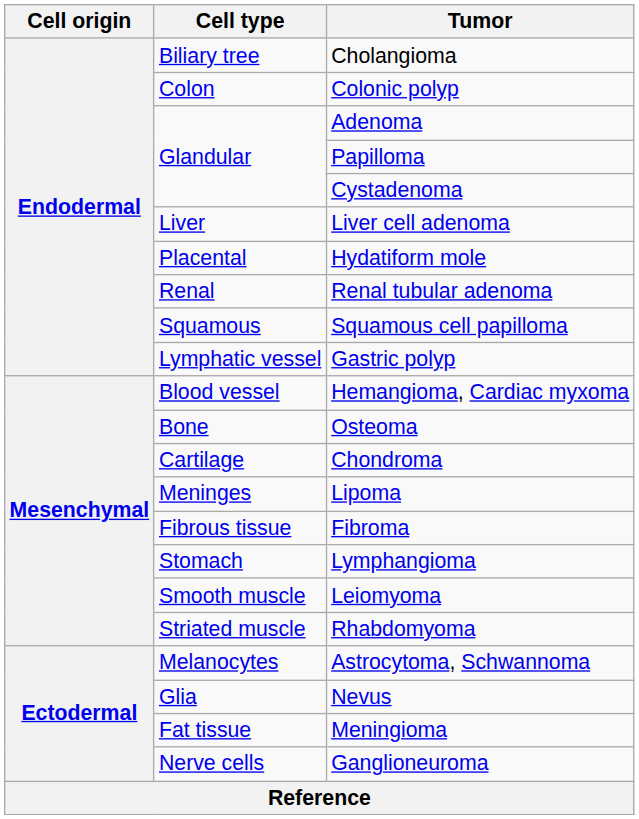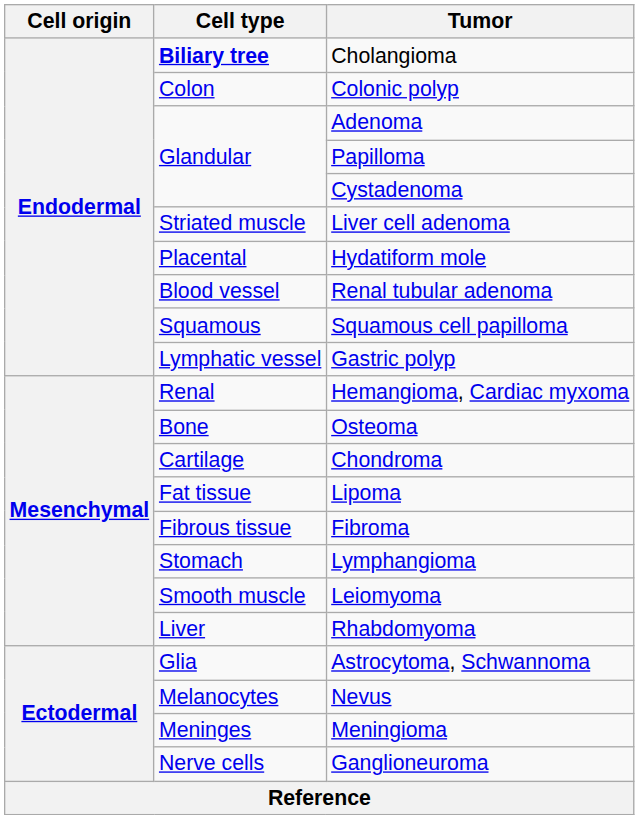(209, 55) normal -> (214, 55) bold
(182, 223) Liver -> (232, 223) Striated muscle
(187, 291) Renal -> (219, 291) Blood vessel
(219, 392) Blood vessel -> (187, 392) Renal
(205, 493) Meninges -> (205, 493) Fat tissue
(232, 628) Striated muscle -> (182, 628) Liver
(219, 662) Melanocytes -> (178, 662) Glia
(178, 696) Glia -> (219, 696) Melanocytes
(205, 730) Fat tissue -> (205, 730) Meninges
